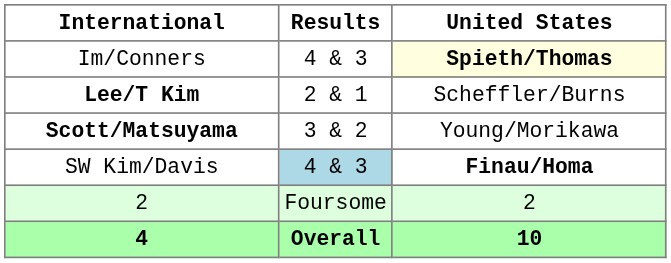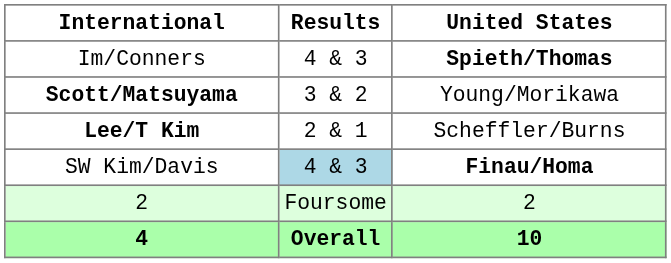(529, 59) lightyellow background -> (529, 59) no background
rows swapped: (142, 131) <-> (142, 95)
